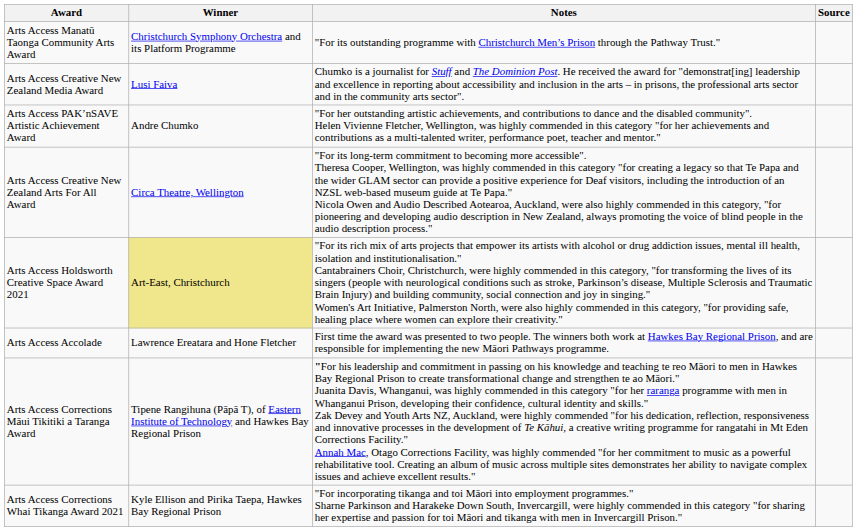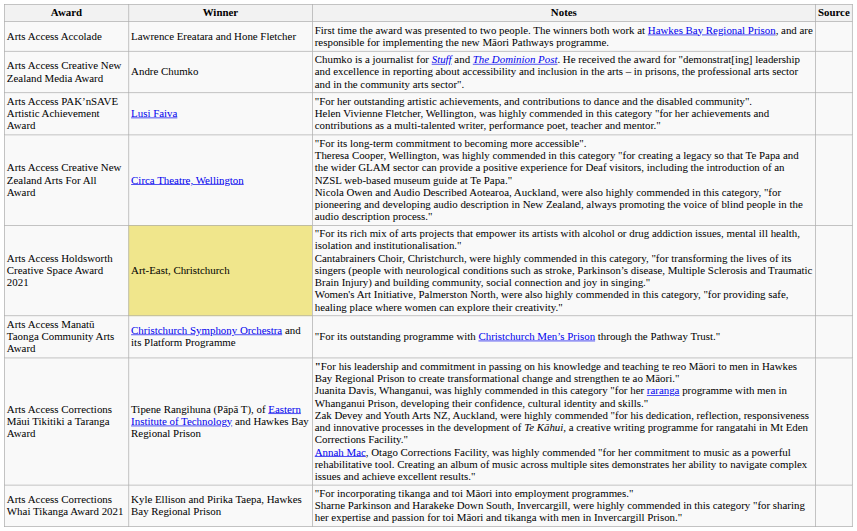rows swapped: (54, 343) <-> (61, 42)
(154, 84) Lusi Faiva -> (165, 72) Andre Chumko
(165, 126) Andre Chumko -> (154, 113) Lusi Faiva
